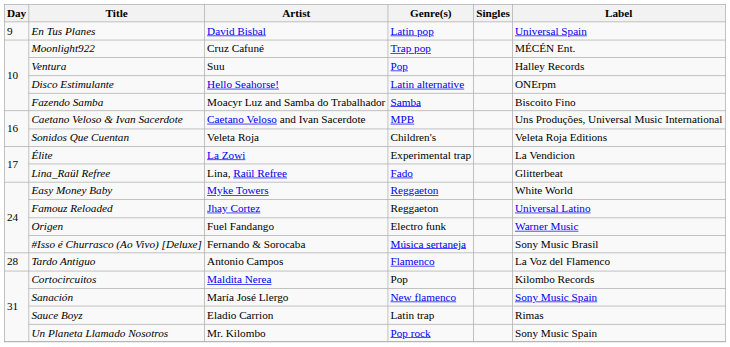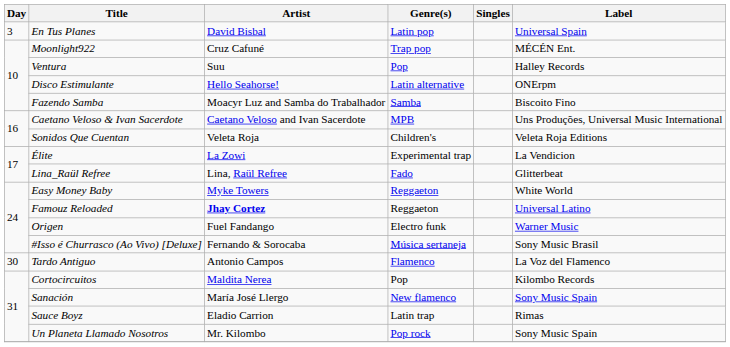(10, 31) 9 -> (10, 31) 3
(234, 208) normal -> (236, 208) bold
(13, 262) 28 -> (13, 262) 30
